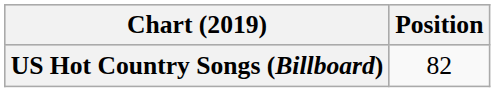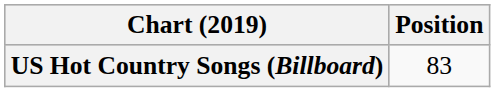(439, 65) 82 -> (439, 65) 83
